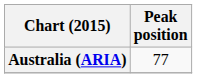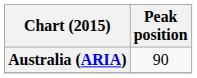(161, 60) 77 -> (161, 60) 90
